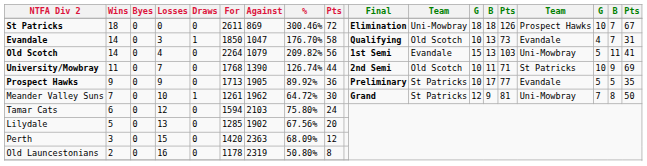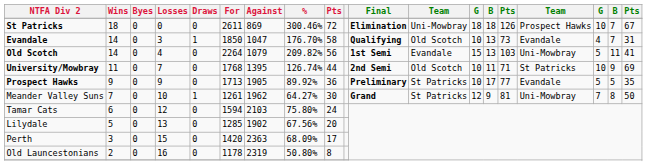(257, 68) 1390 -> (257, 68) 1395
(302, 97) 64.72% -> (302, 97) 64.27%
(332, 139) 12 -> (332, 139) 17
